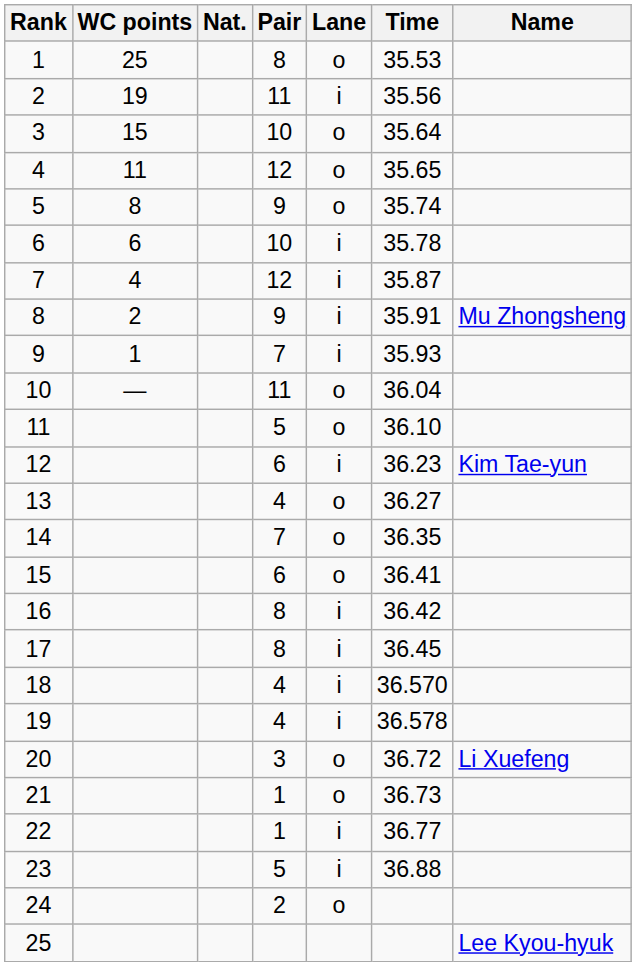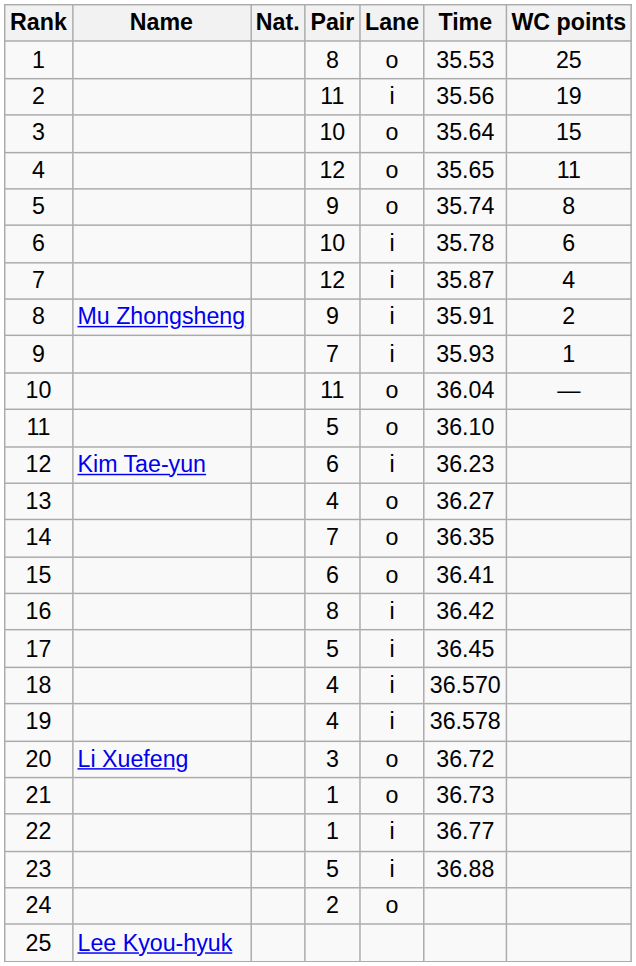columns swapped: (542, 22) <-> (135, 22)
(279, 648) 8 -> (332, 648) 5
